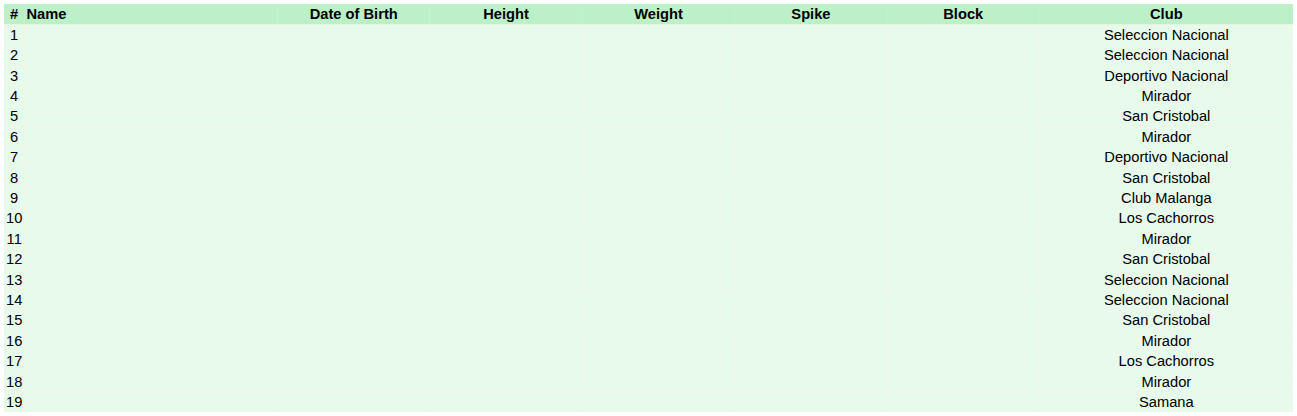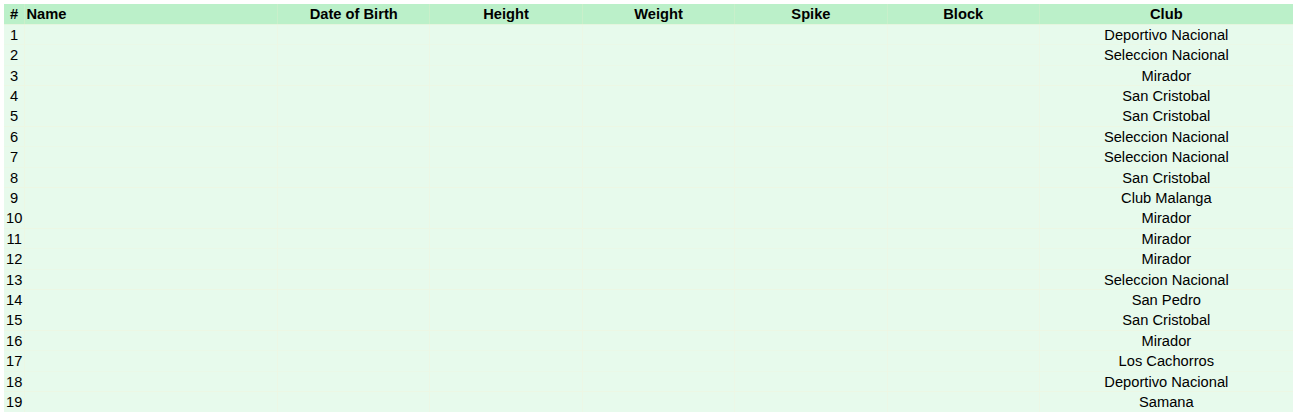(1166, 35) Seleccion Nacional -> (1166, 35) Deportivo Nacional
(1166, 75) Deportivo Nacional -> (1166, 75) Mirador
(1166, 96) Mirador -> (1166, 96) San Cristobal
(1166, 137) Mirador -> (1166, 137) Seleccion Nacional
(1166, 157) Deportivo Nacional -> (1166, 157) Seleccion Nacional
(1166, 218) Los Cachorros -> (1166, 218) Mirador
(1166, 259) San Cristobal -> (1166, 259) Mirador
(1166, 300) Seleccion Nacional -> (1166, 300) San Pedro
(1166, 381) Mirador -> (1166, 381) Deportivo Nacional
